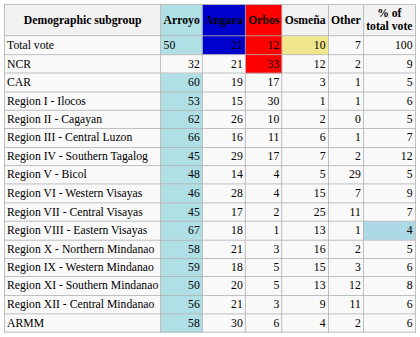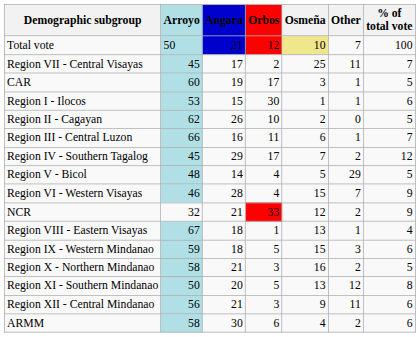rows swapped: (19, 63) <-> (75, 212)
(410, 230) lightblue background -> (410, 230) no background
rows swapped: (80, 267) <-> (81, 249)
